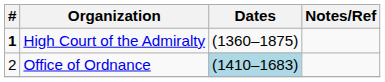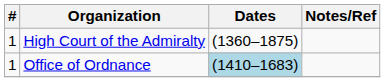(12, 40) bold -> (12, 40) normal
(12, 64) 2 -> (12, 64) 1
